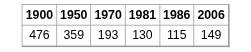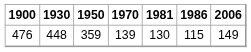+ column: (57, 14)
(108, 35) 193 -> (125, 35) 139
